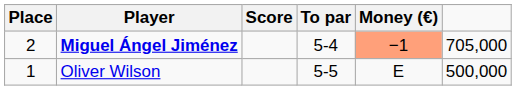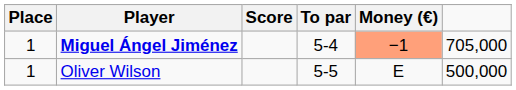(31, 44) 2 -> (31, 44) 1
